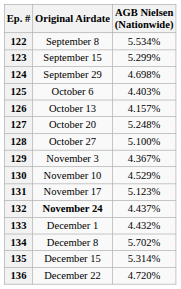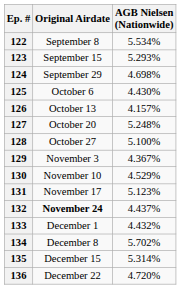(144, 58) 5.299% -> (144, 58) 5.293%
(144, 91) 4.403% -> (144, 91) 4.430%
